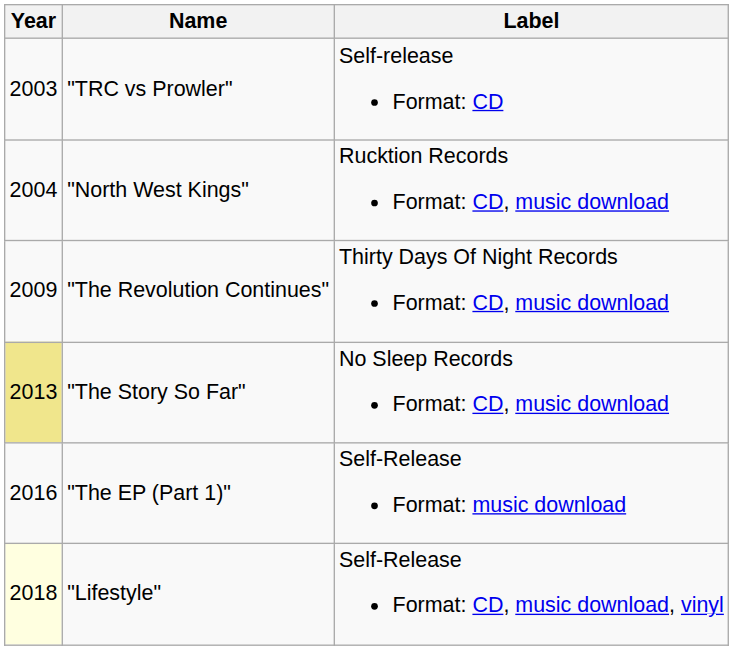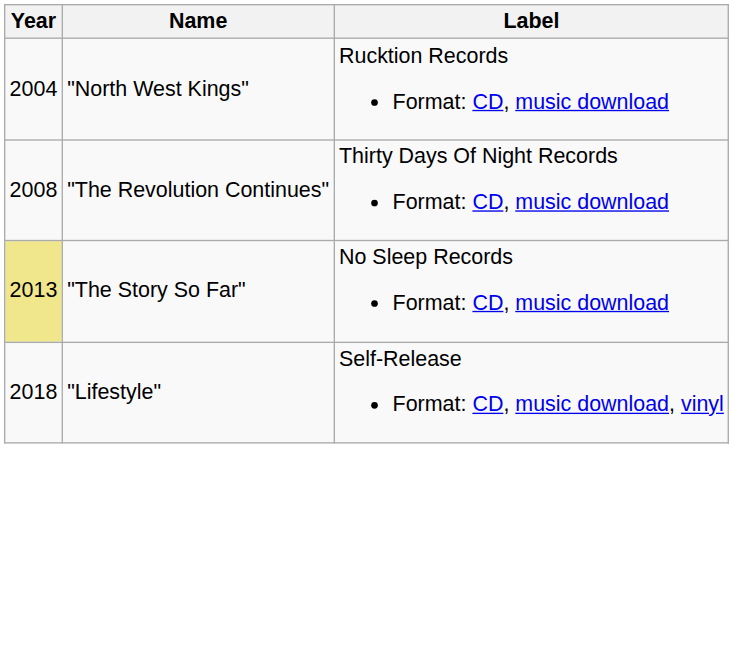- row: (150, 89)
(33, 291) 2009 -> (33, 190) 2008
- row: (149, 493)
(33, 594) lightyellow background -> (33, 392) no background
